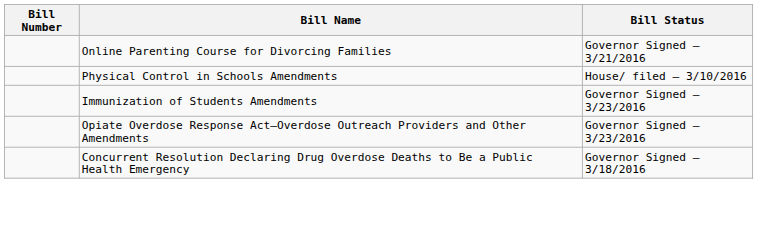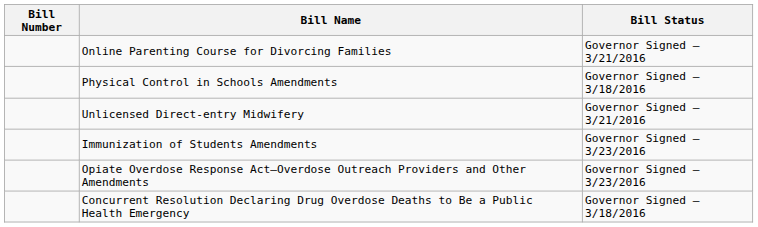(666, 76) House/ filed – 3/10/2016 -> (642, 82) Governor Signed – 3/18/2016
+ row: (193, 113)
